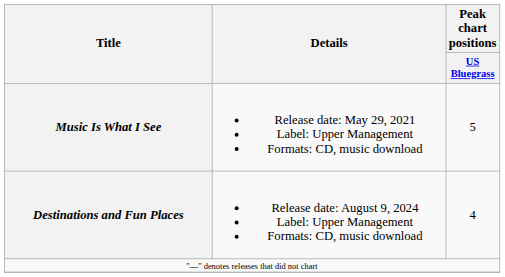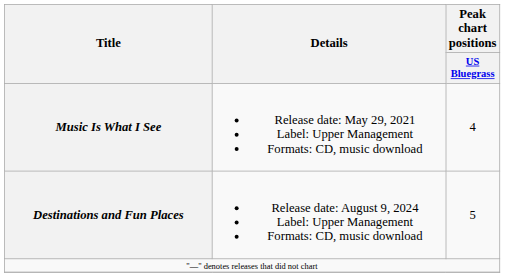(473, 127) 5 -> (473, 127) 4
(473, 215) 4 -> (473, 215) 5
